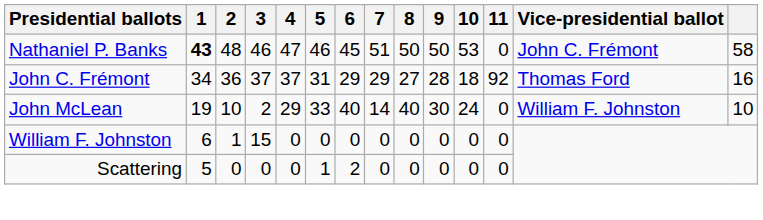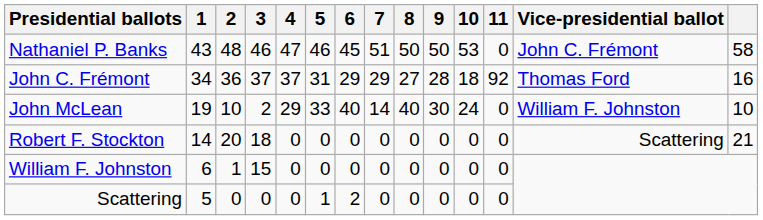(201, 49) bold -> (201, 49) normal
+ row: (87, 139)
